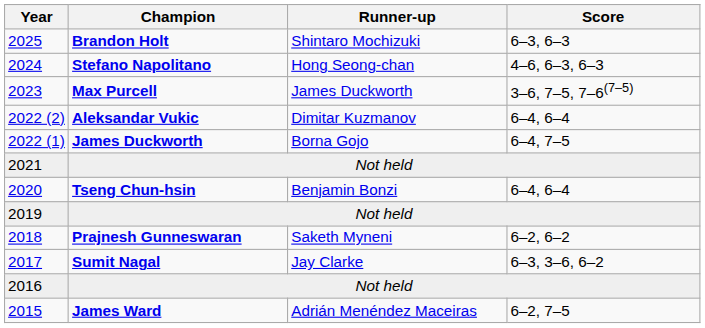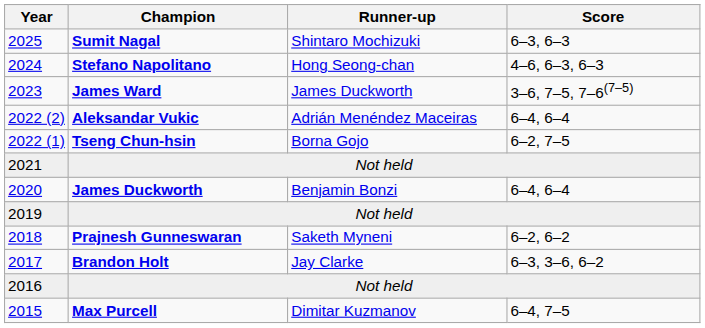(120, 41) Brandon Holt -> (116, 41) Sumit Nagal
(114, 91) Max Purcell -> (117, 91) James Ward
(354, 117) Dimitar Kuzmanov -> (384, 117) Adrián Menéndez Maceiras
(137, 142) James Duckworth -> (134, 142) Tseng Chun-hsin
(540, 142) 6–4, 7–5 -> (540, 142) 6–2, 7–5
(134, 190) Tseng Chun-hsin -> (137, 190) James Duckworth
(116, 262) Sumit Nagal -> (120, 262) Brandon Holt
(117, 310) James Ward -> (114, 310) Max Purcell
(384, 310) Adrián Menéndez Maceiras -> (354, 310) Dimitar Kuzmanov
(540, 310) 6–2, 7–5 -> (540, 310) 6–4, 7–5
